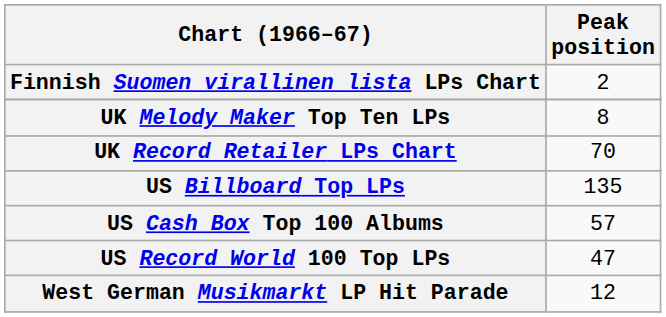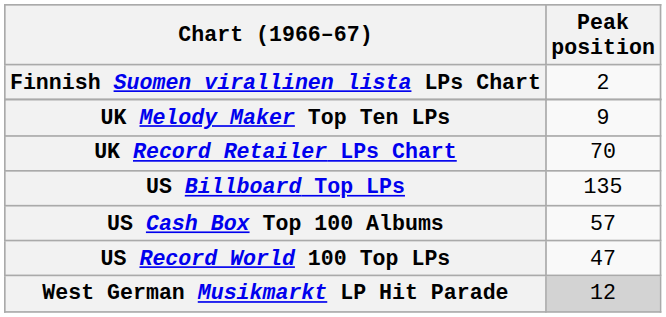(603, 118) 8 -> (603, 118) 9
(603, 294) no background -> (603, 294) lightgrey background
